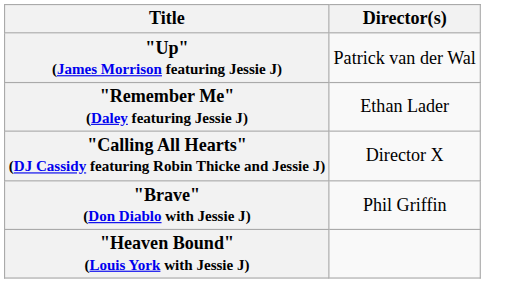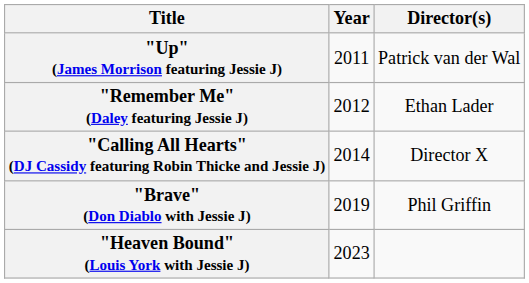+ column: (352, 18)
